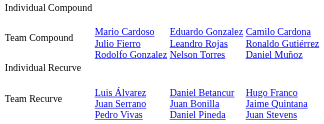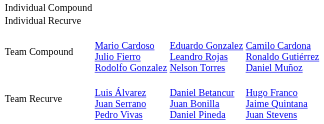rows swapped: (39, 38) <-> (43, 68)
